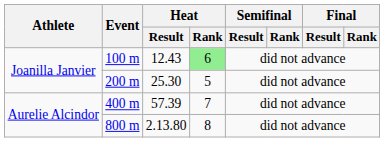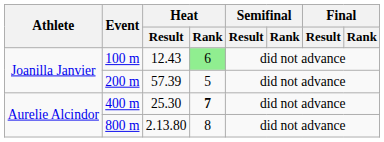(166, 81) 25.30 -> (166, 81) 57.39
(166, 104) 57.39 -> (166, 104) 25.30
(208, 104) normal -> (208, 104) bold
